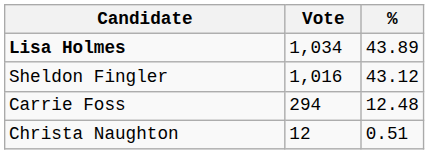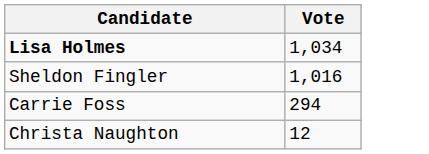- column: (392, 19)
